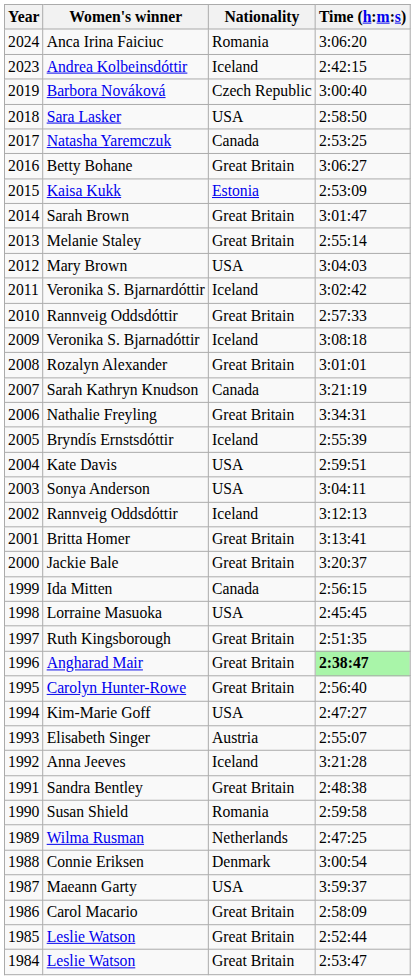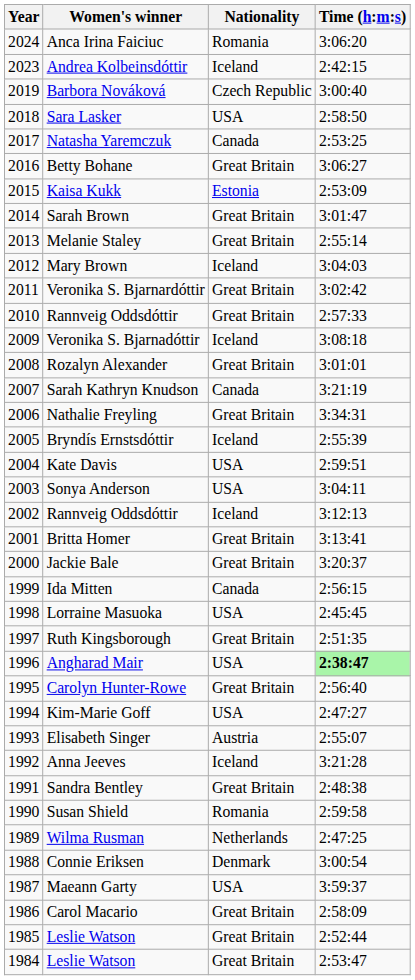(228, 265) USA -> (235, 265) Iceland
(235, 290) Iceland -> (253, 290) Great Britain
(253, 663) Great Britain -> (228, 663) USA
